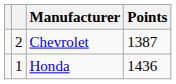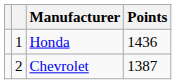rows swapped: (50, 66) <-> (59, 41)
